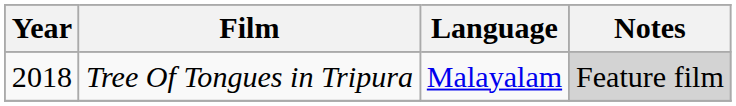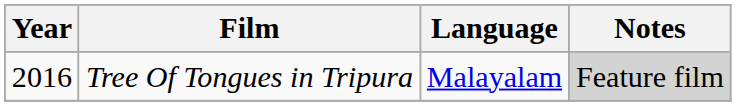(42, 76) 2018 -> (42, 76) 2016
